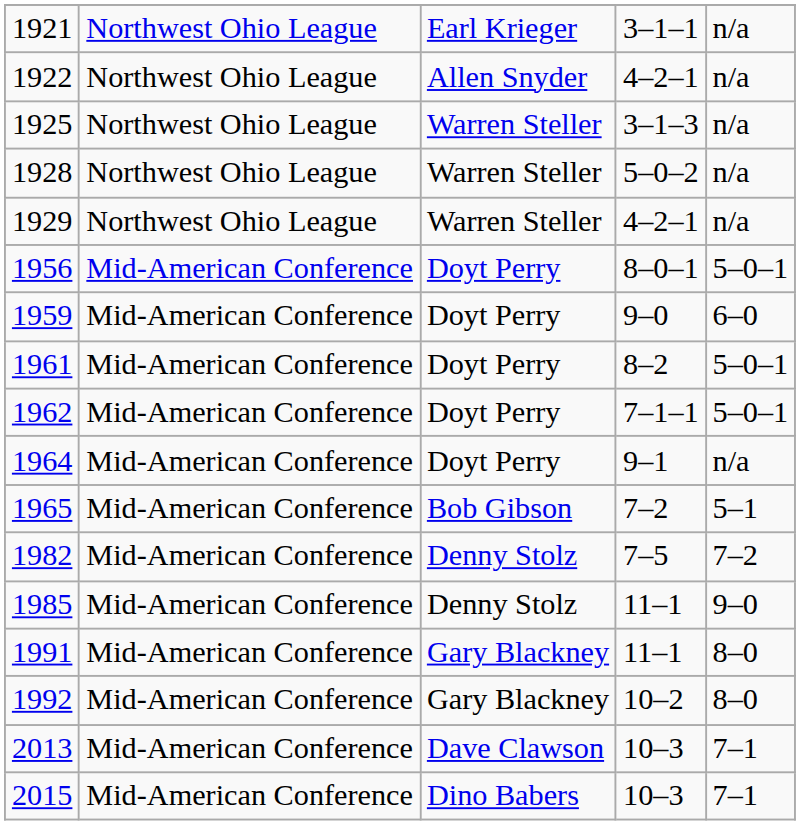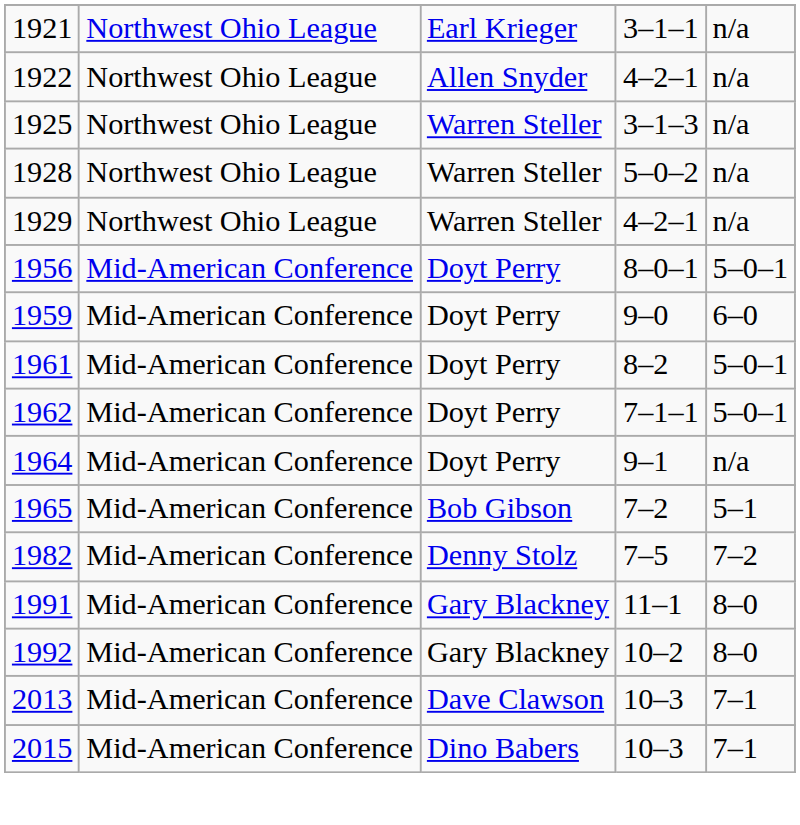- row: (42, 603)
